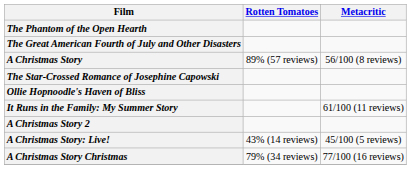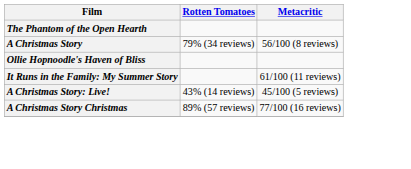- row: (124, 44)
(282, 60) 89% (57 reviews) -> (219, 44) 79% (34 reviews)
- row: (113, 76)
- row: (48, 124)
(282, 156) 79% (34 reviews) -> (219, 108) 89% (57 reviews)
